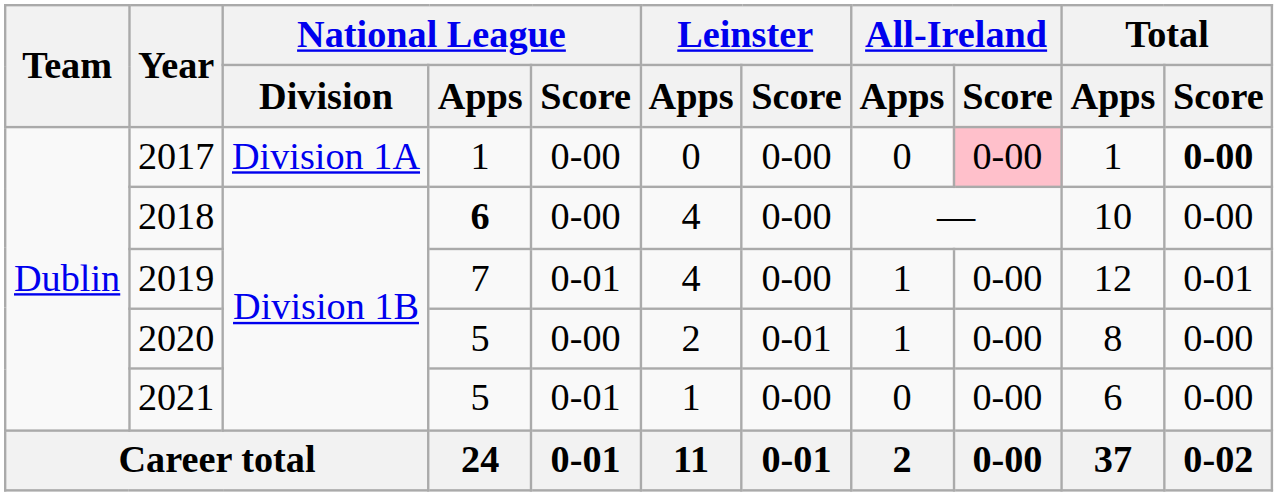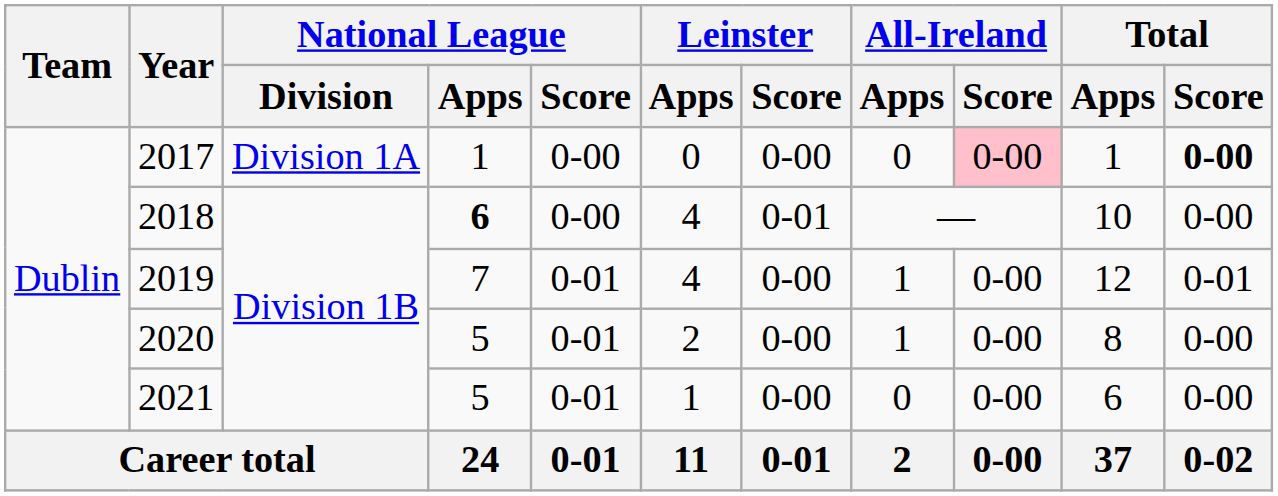(797, 216) 0-00 -> (797, 216) 0-01
(586, 338) 0-00 -> (586, 338) 0-01
(797, 338) 0-01 -> (797, 338) 0-00
